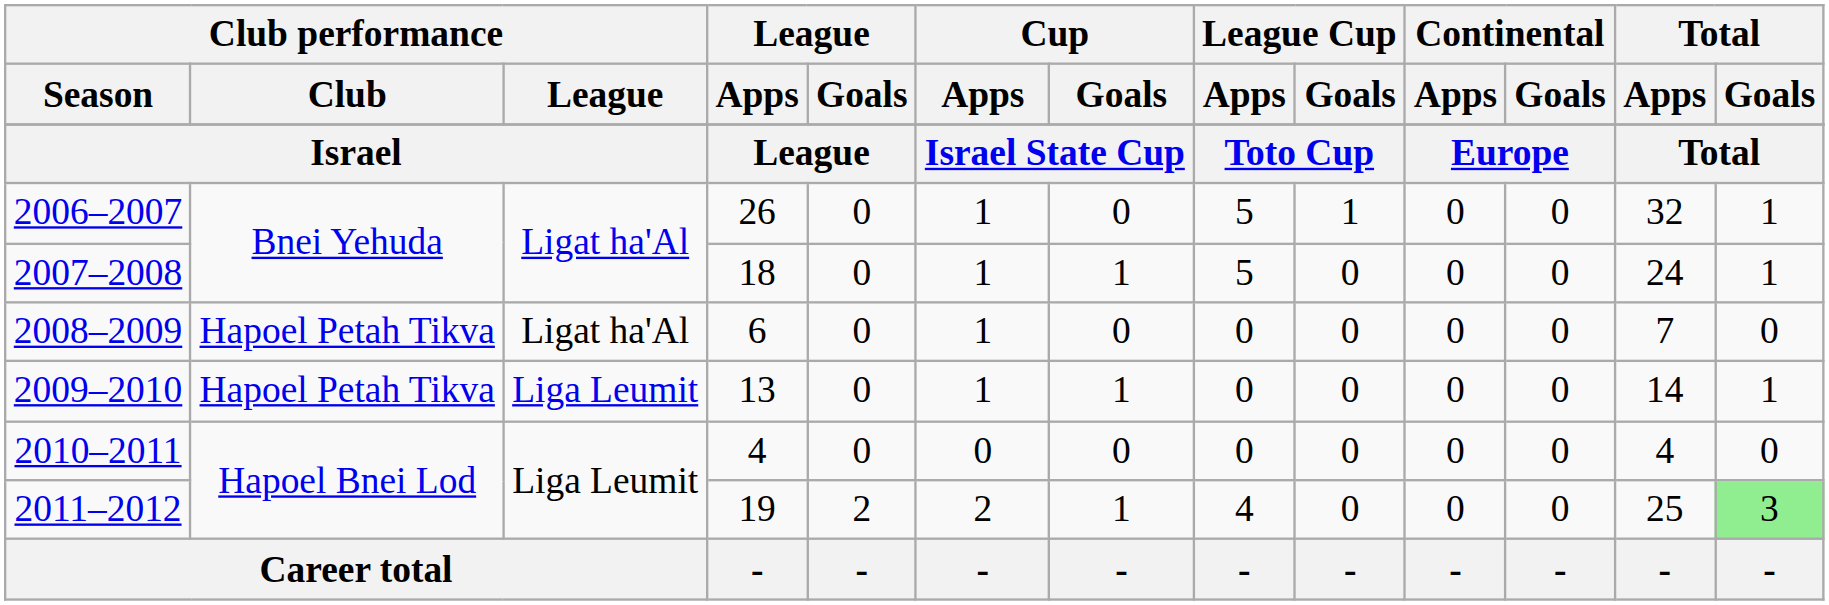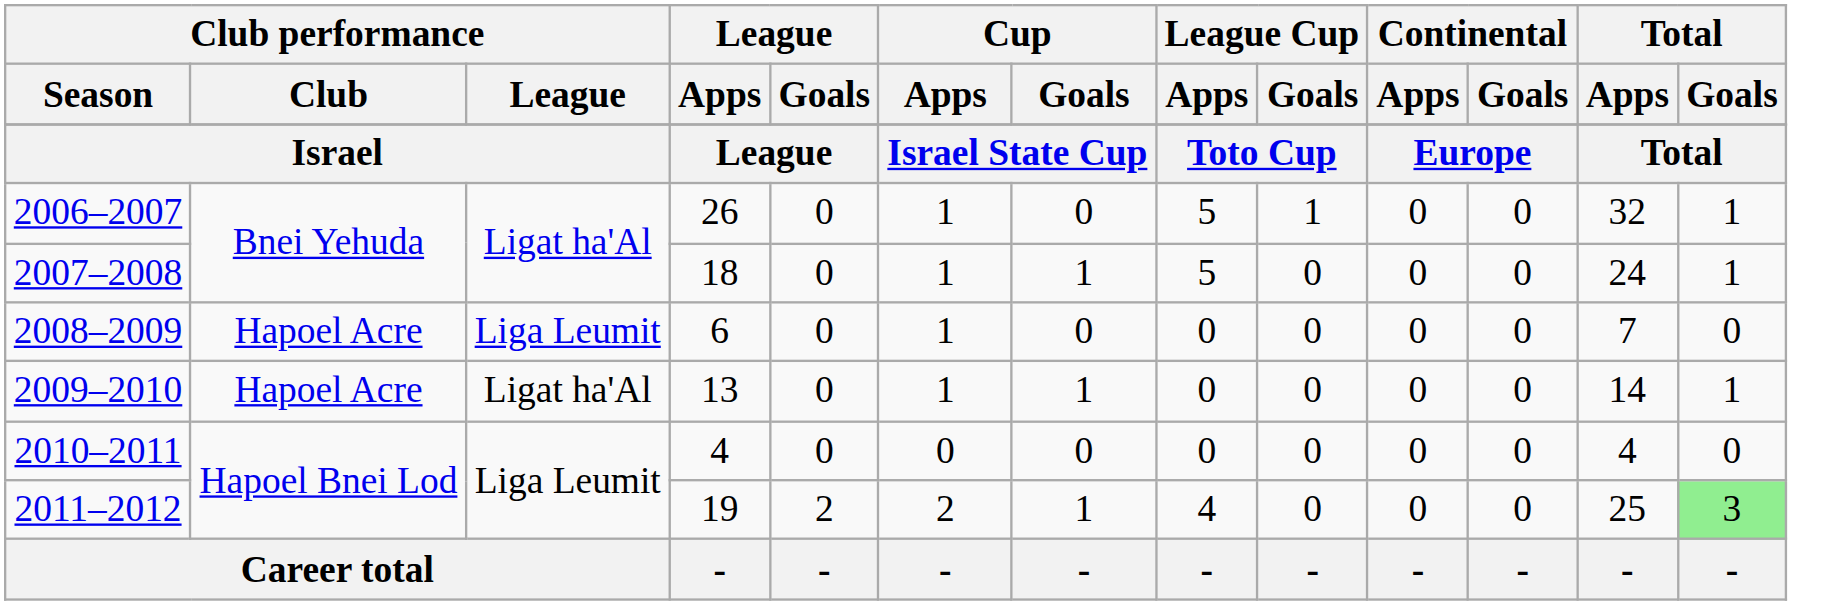(347, 331) Hapoel Petah Tikva -> (328, 331) Hapoel Acre
(605, 331) Ligat ha'Al -> (568, 331) Liga Leumit
(347, 390) Hapoel Petah Tikva -> (328, 390) Hapoel Acre
(605, 390) Liga Leumit -> (568, 390) Ligat ha'Al
